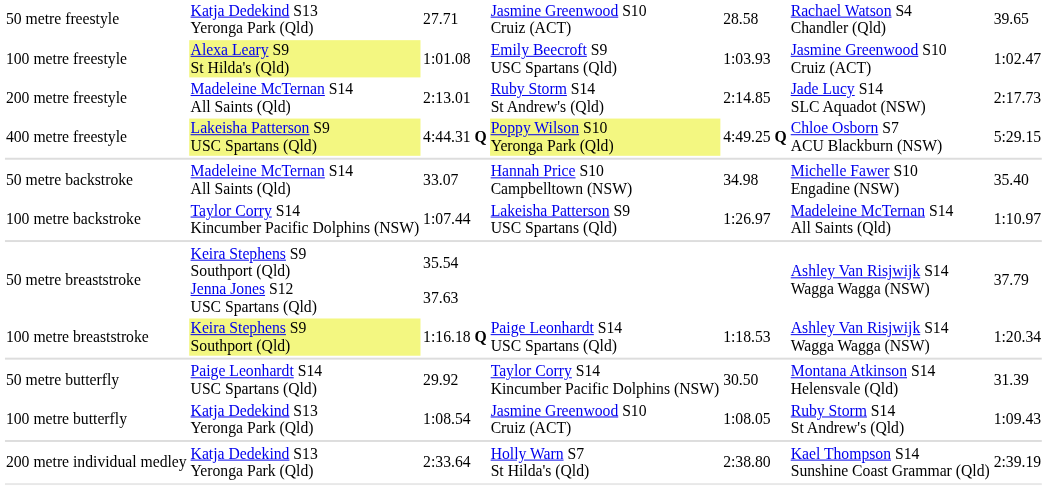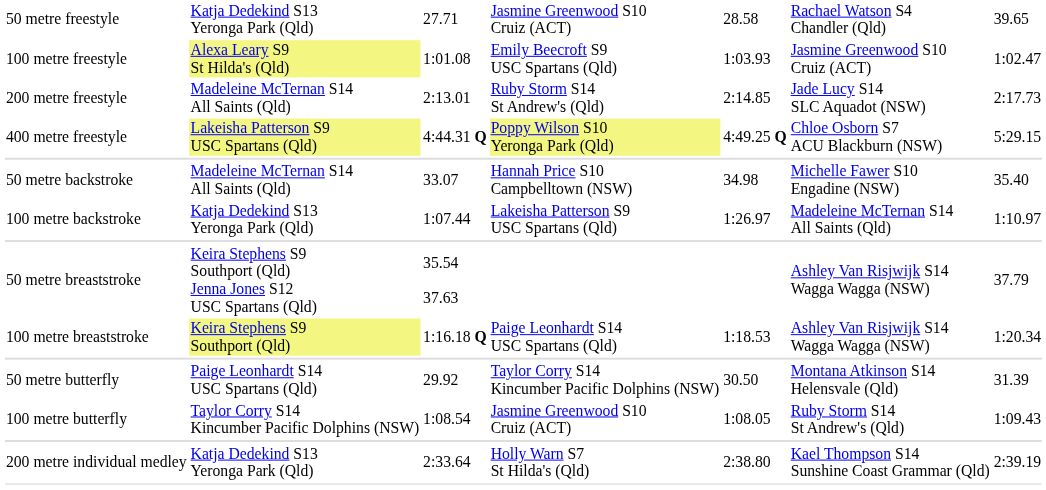(305, 219) Taylor Corry S14 Kincumber Pacific Dolphins (NSW) -> (254, 219) Katja Dedekind S13 Yeronga Park (Qld)
(254, 419) Katja Dedekind S13 Yeronga Park (Qld) -> (305, 419) Taylor Corry S14 Kincumber Pacific Dolphins (NSW)
